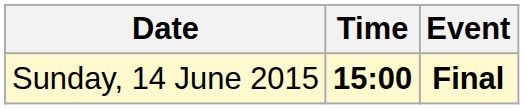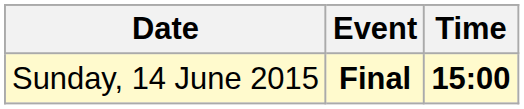columns swapped: (373, 28) <-> (468, 28)
